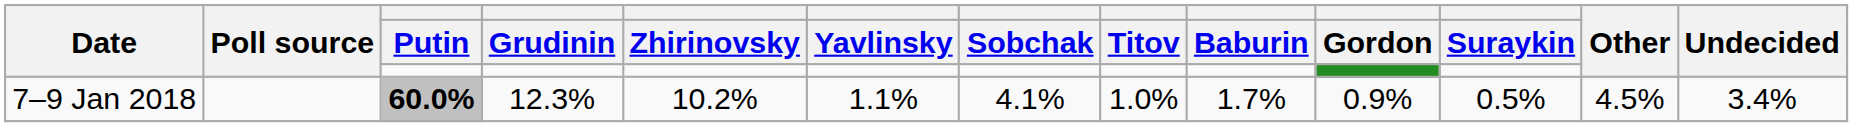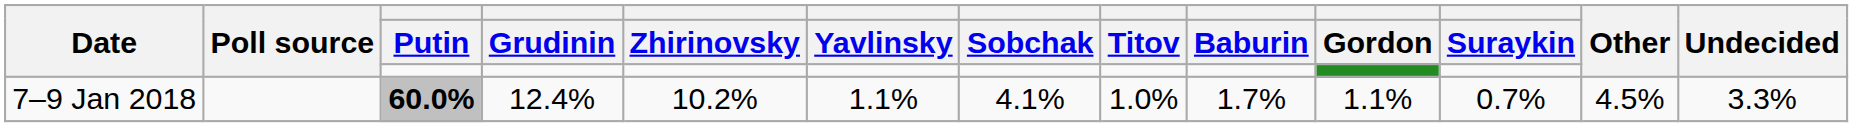(552, 100) 12.3% -> (552, 100) 12.4%
(1378, 100) 0.9% -> (1378, 100) 1.1%
(1511, 100) 0.5% -> (1511, 100) 0.7%
(1762, 100) 3.4% -> (1762, 100) 3.3%
